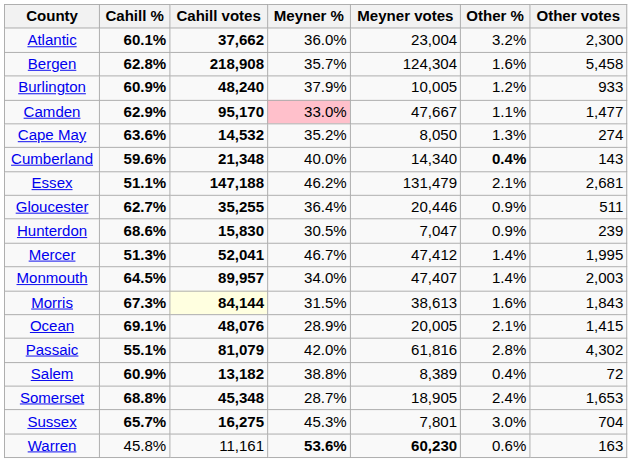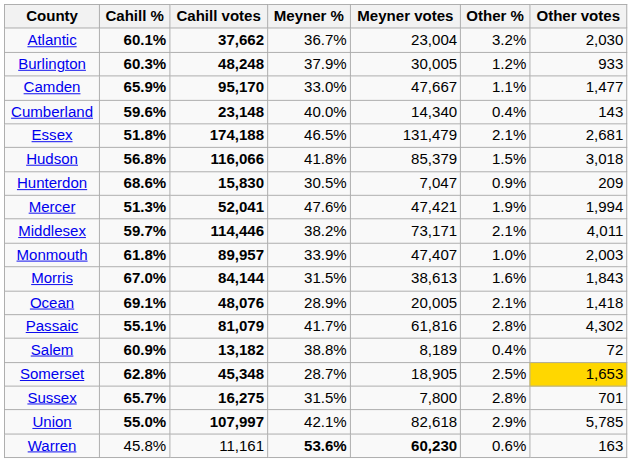(325, 40) 36.0% -> (325, 40) 36.7%
(604, 40) 2,300 -> (604, 40) 2,030
- row: (52, 64)
(145, 87) 60.9% -> (145, 64) 60.3%
(241, 87) 48,240 -> (241, 64) 48,248
(434, 87) 10,005 -> (434, 64) 30,005
(145, 111) 62.9% -> (145, 87) 65.9%
(325, 111) pink background -> (325, 87) no background
- row: (52, 135)
(241, 159) 21,348 -> (241, 111) 23,148
(509, 159) bold -> (509, 111) normal
(145, 183) 51.1% -> (145, 135) 51.8%
(237, 183) 147,188 -> (237, 135) 174,188
(325, 183) 46.2% -> (325, 135) 46.5%
- row: (52, 207)
+ row: (52, 159)
(611, 231) 239 -> (611, 183) 209
(325, 254) 46.7% -> (325, 207) 47.6%
(434, 254) 47,412 -> (434, 207) 47,421
(509, 254) 1.4% -> (509, 207) 1.9%
(604, 254) 1,995 -> (604, 207) 1,994
+ row: (52, 231)
(145, 278) 64.5% -> (145, 254) 61.8%
(325, 278) 34.0% -> (325, 254) 33.9%
(509, 278) 1.4% -> (509, 254) 1.0%
(145, 302) 67.3% -> (145, 278) 67.0%
(241, 302) lightyellow background -> (241, 278) no background
(604, 326) 1,415 -> (604, 302) 1,418
(325, 350) 42.0% -> (325, 326) 41.7%
(438, 374) 8,389 -> (438, 350) 8,189
(145, 398) 68.8% -> (145, 374) 62.8%
(509, 398) 2.4% -> (509, 374) 2.5%
(604, 398) no background -> (604, 374) gold background
(325, 421) 45.3% -> (325, 398) 31.5%
(438, 421) 7,801 -> (438, 398) 7,800
(509, 421) 3.0% -> (509, 398) 2.8%
(611, 421) 704 -> (611, 398) 701
+ row: (52, 421)
